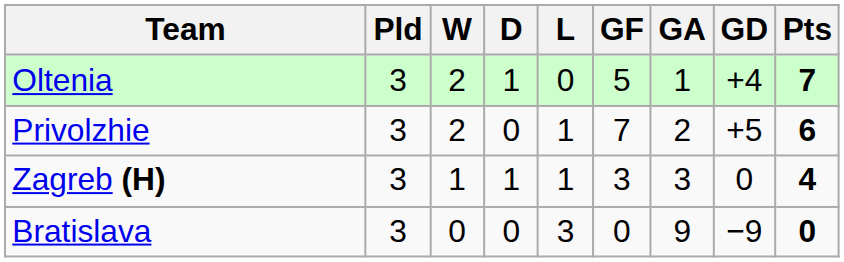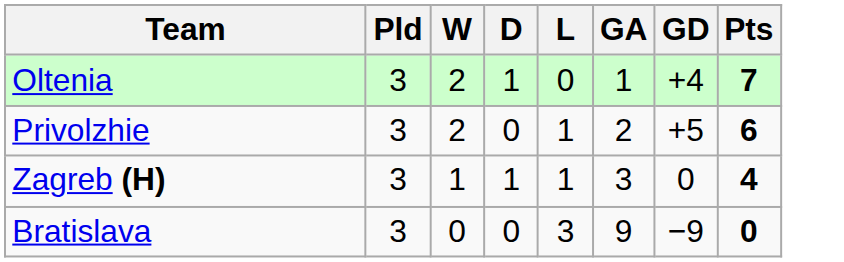- column: (622, 29)
